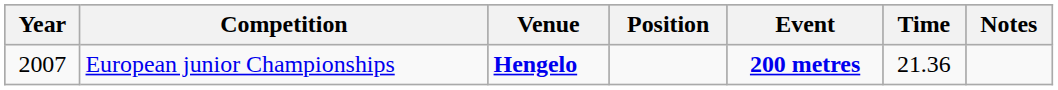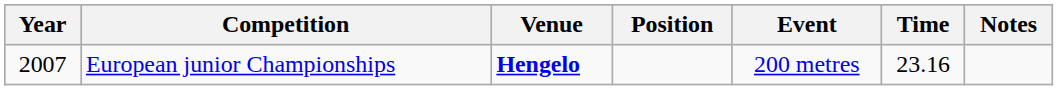(805, 64) bold -> (807, 64) normal
(924, 64) 21.36 -> (923, 64) 23.16
